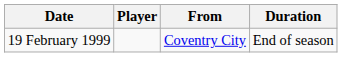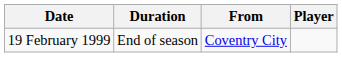columns swapped: (137, 16) <-> (293, 16)
